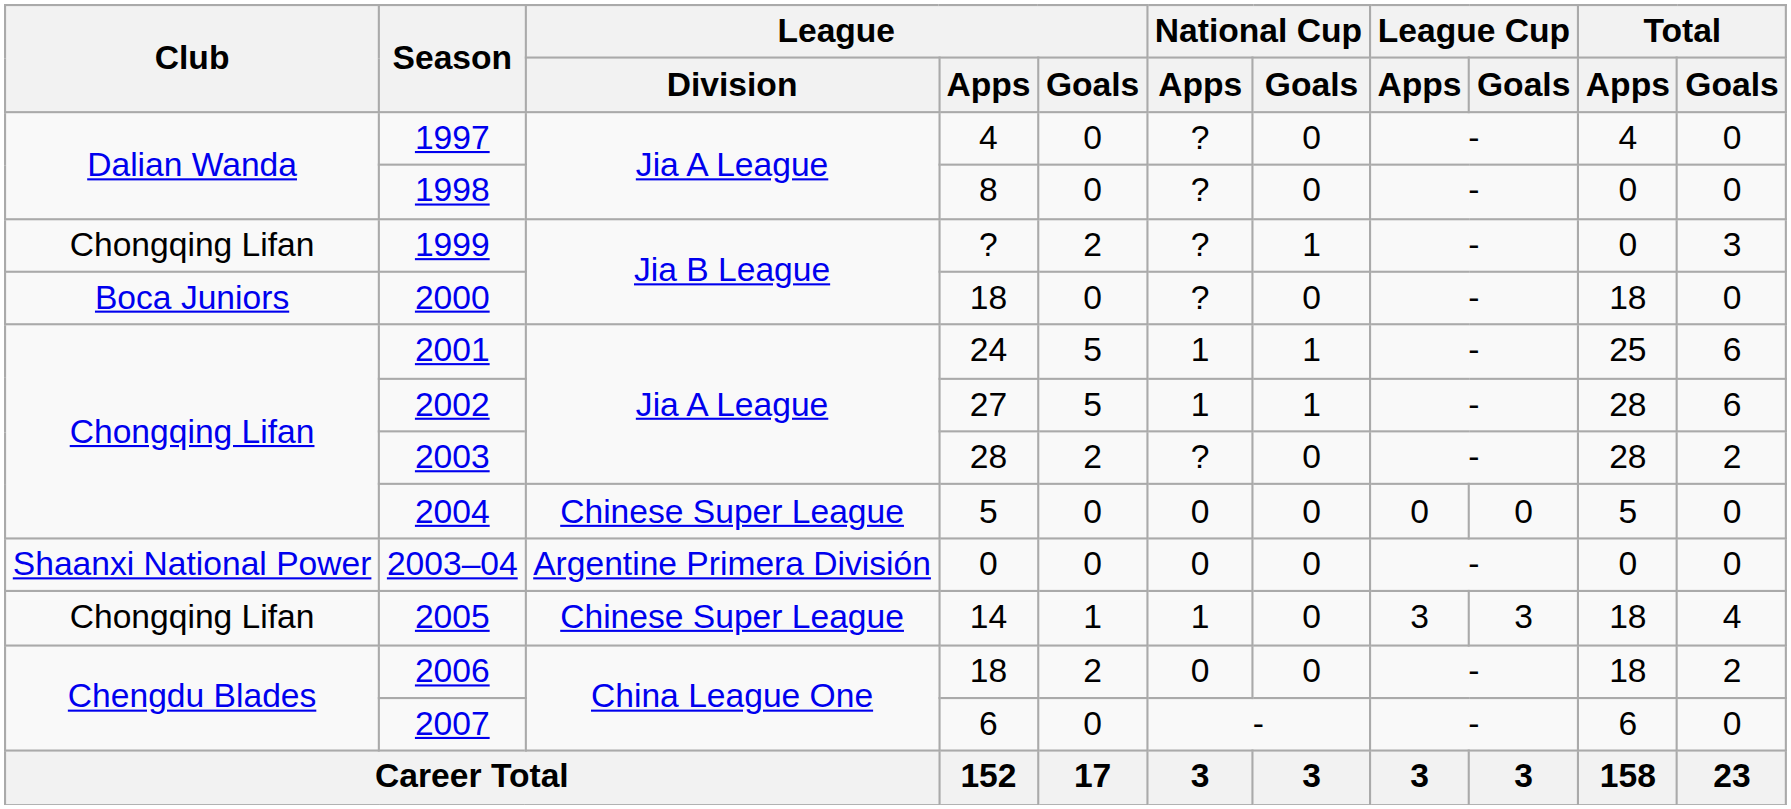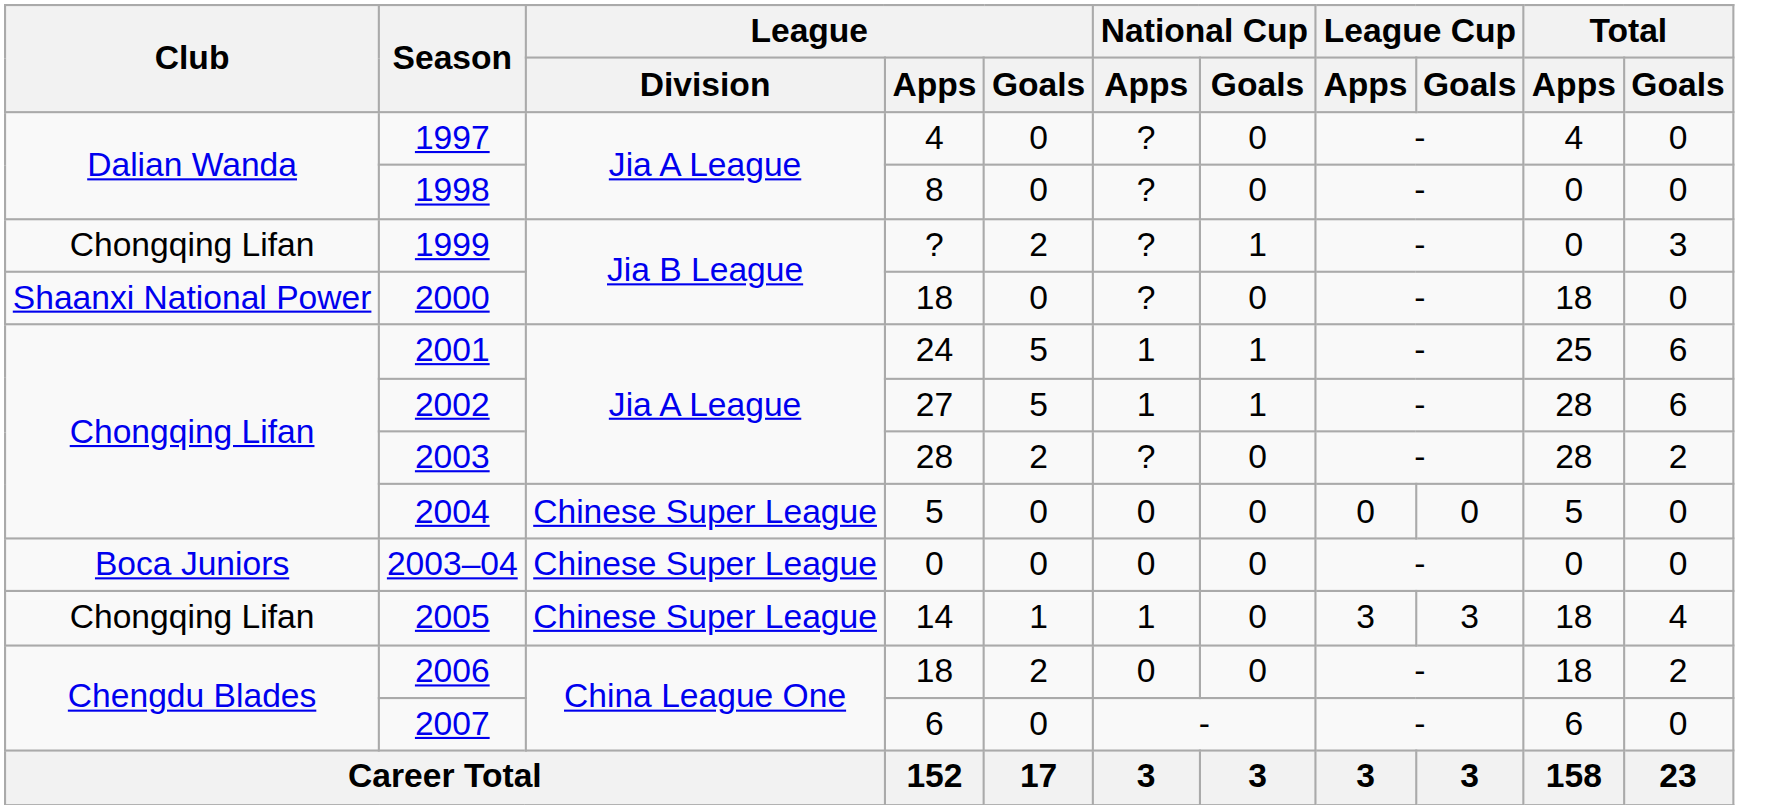(192, 297) Boca Juniors -> (192, 297) Shaanxi National Power
(192, 564) Shaanxi National Power -> (192, 564) Boca Juniors
(732, 564) Argentine Primera División -> (705, 564) Chinese Super League
